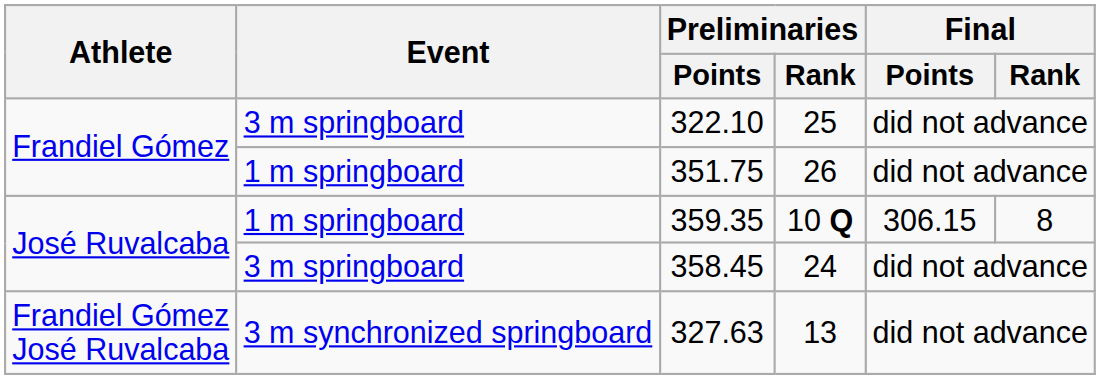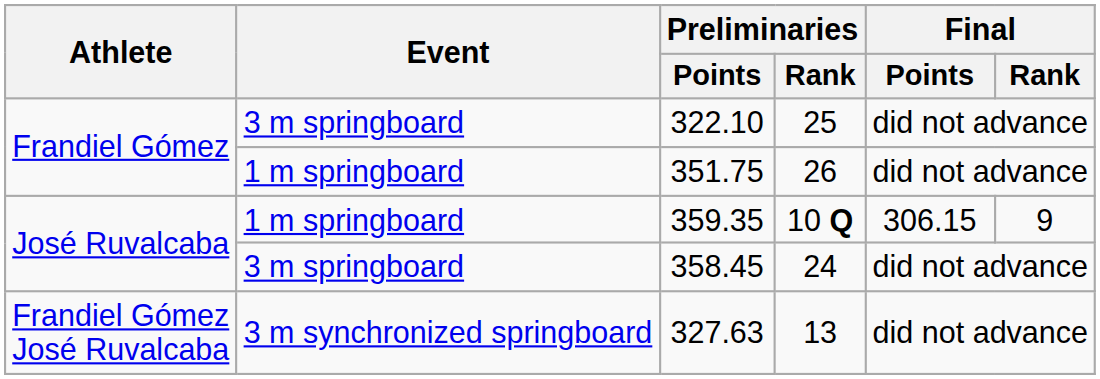(1045, 220) 8 -> (1045, 220) 9
